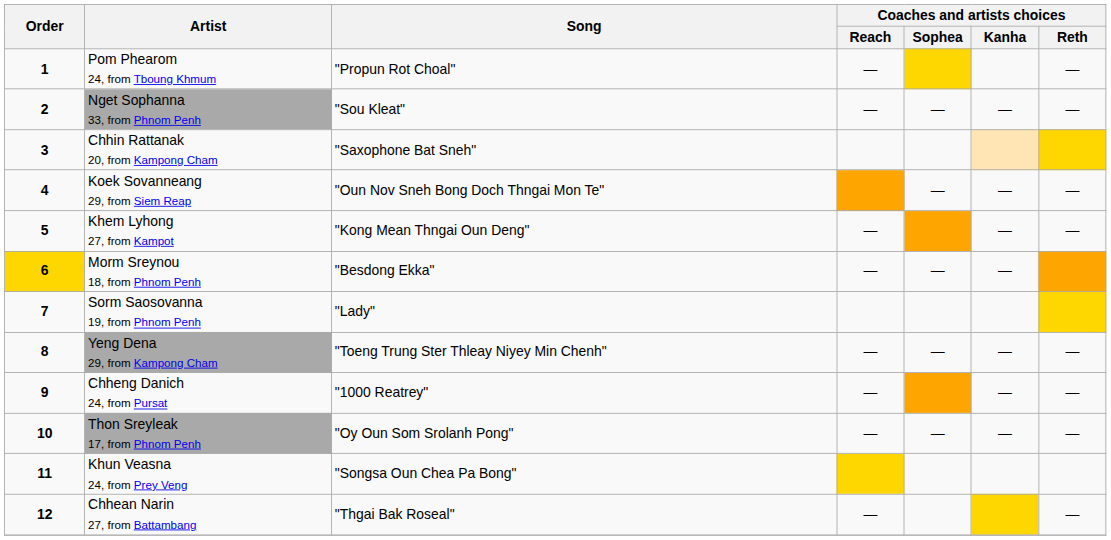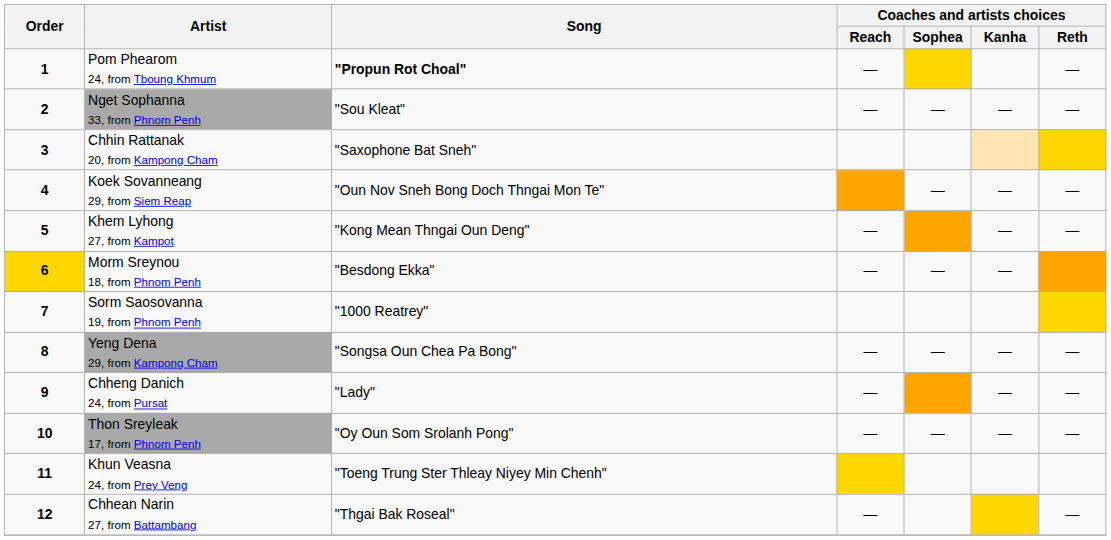(395, 68) normal -> (401, 68) bold
(355, 311) "Lady" -> (382, 311) "1000 Reatrey"
(471, 352) "Toeng Trung Ster Thleay Niyey Min Chenh" -> (426, 352) "Songsa Oun Chea Pa Bong"
(382, 392) "1000 Reatrey" -> (355, 392) "Lady"
(426, 474) "Songsa Oun Chea Pa Bong" -> (471, 474) "Toeng Trung Ster Thleay Niyey Min Chenh"
